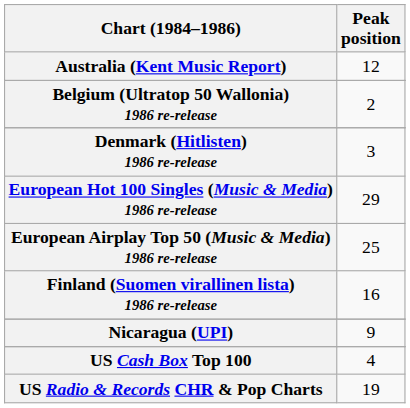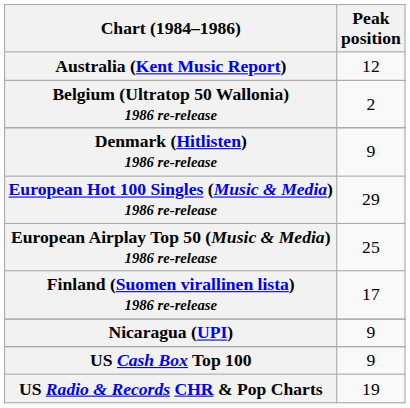(371, 151) 3 -> (371, 151) 9
(371, 294) 16 -> (371, 294) 17
(371, 360) 4 -> (371, 360) 9
